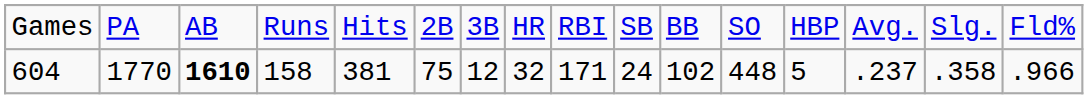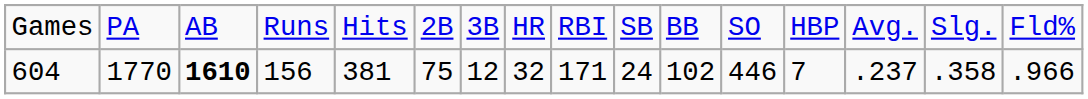(288, 72) 158 -> (288, 72) 156
(753, 72) 448 -> (753, 72) 446
(798, 72) 5 -> (798, 72) 7
